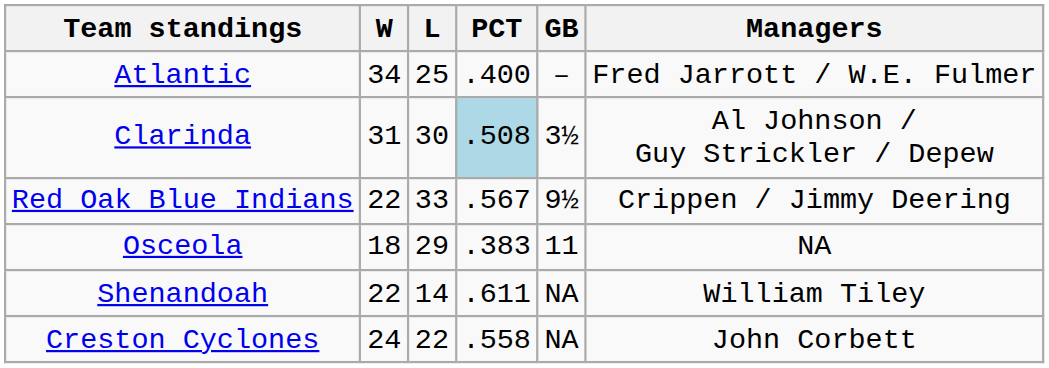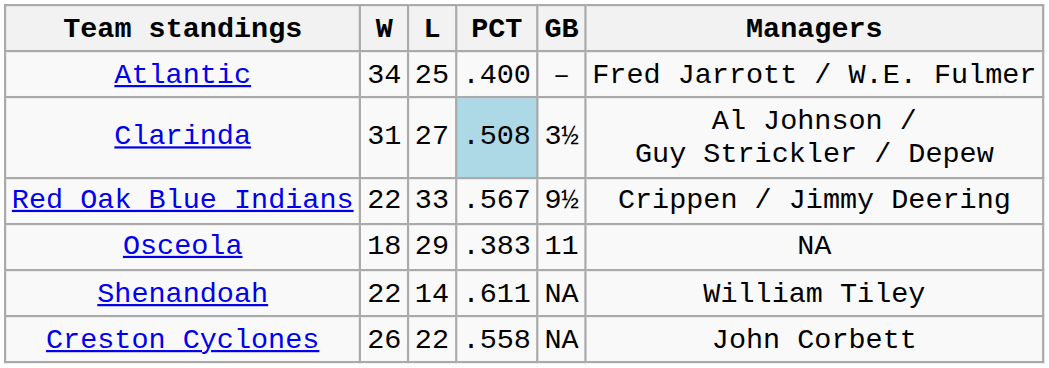(432, 138) 30 -> (432, 138) 27
(384, 340) 24 -> (384, 340) 26
